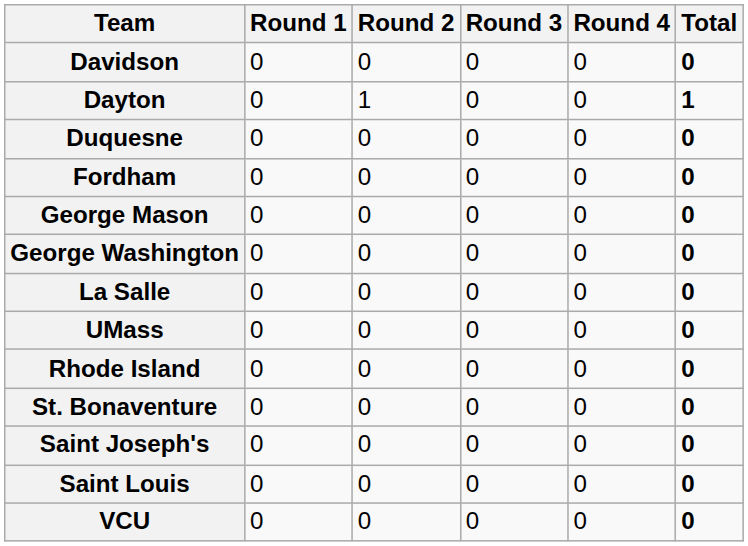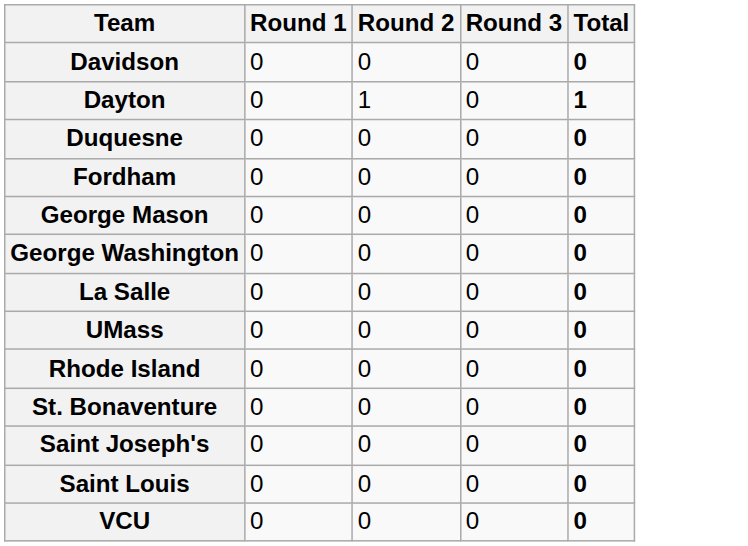- column: (622, 23)
